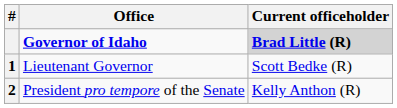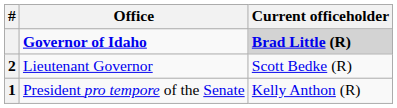(12, 66) 1 -> (12, 66) 2
(12, 90) 2 -> (12, 90) 1
